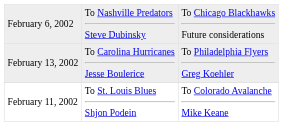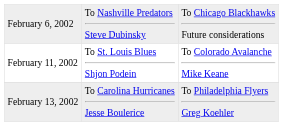rows swapped: (43, 102) <-> (43, 63)
